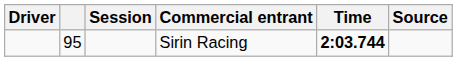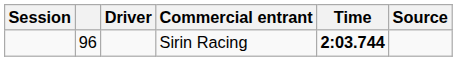columns swapped: (121, 17) <-> (32, 17)
(72, 43) 95 -> (88, 43) 96
